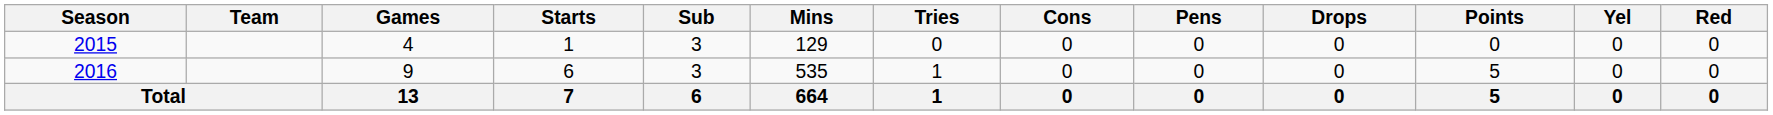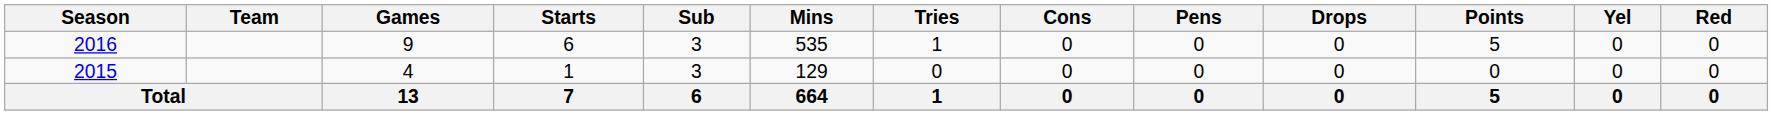rows swapped: (96, 44) <-> (96, 70)
